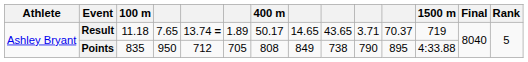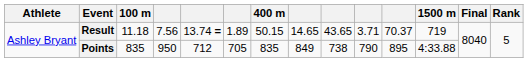(167, 31) 7.65 -> (167, 31) 7.56
(269, 31) 50.17 -> (269, 31) 50.15
(269, 49) 808 -> (269, 49) 835
